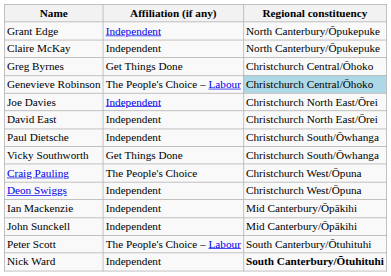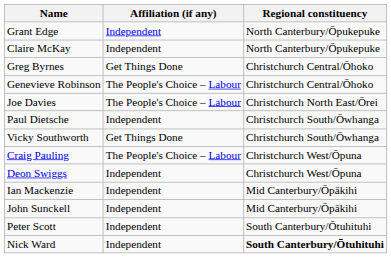(310, 84) lightblue background -> (310, 84) no background
(133, 102) Independent -> (173, 102) The People's Choice – Labour
- row: (32, 119)
(152, 173) The People's Choice -> (173, 155) The People's Choice – Labour
(173, 244) The People's Choice – Labour -> (133, 226) Independent
